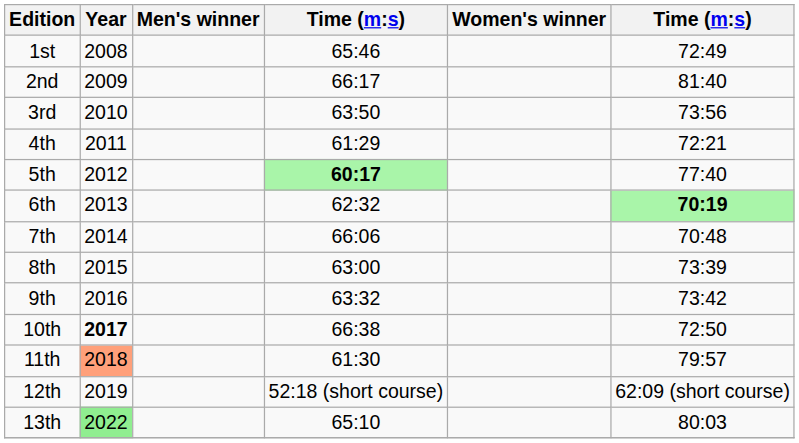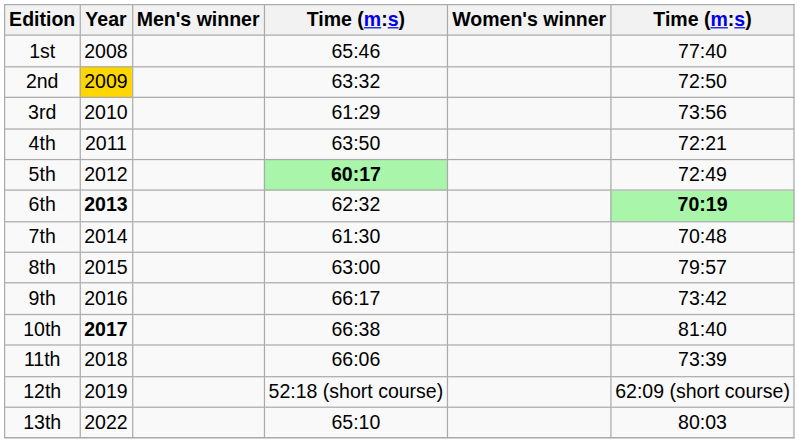(703, 50) 72:49 -> (703, 50) 77:40
(106, 81) no background -> (106, 81) gold background
(356, 81) 66:17 -> (356, 81) 63:32
(703, 81) 81:40 -> (703, 81) 72:50
(356, 112) 63:50 -> (356, 112) 61:29
(356, 143) 61:29 -> (356, 143) 63:50
(703, 174) 77:40 -> (703, 174) 72:49
(106, 205) normal -> (106, 205) bold
(356, 236) 66:06 -> (356, 236) 61:30
(703, 267) 73:39 -> (703, 267) 79:57
(356, 298) 63:32 -> (356, 298) 66:17
(703, 329) 72:50 -> (703, 329) 81:40
(106, 360) lightsalmon background -> (106, 360) no background
(356, 360) 61:30 -> (356, 360) 66:06
(703, 360) 79:57 -> (703, 360) 73:39
(106, 422) lightgreen background -> (106, 422) no background
